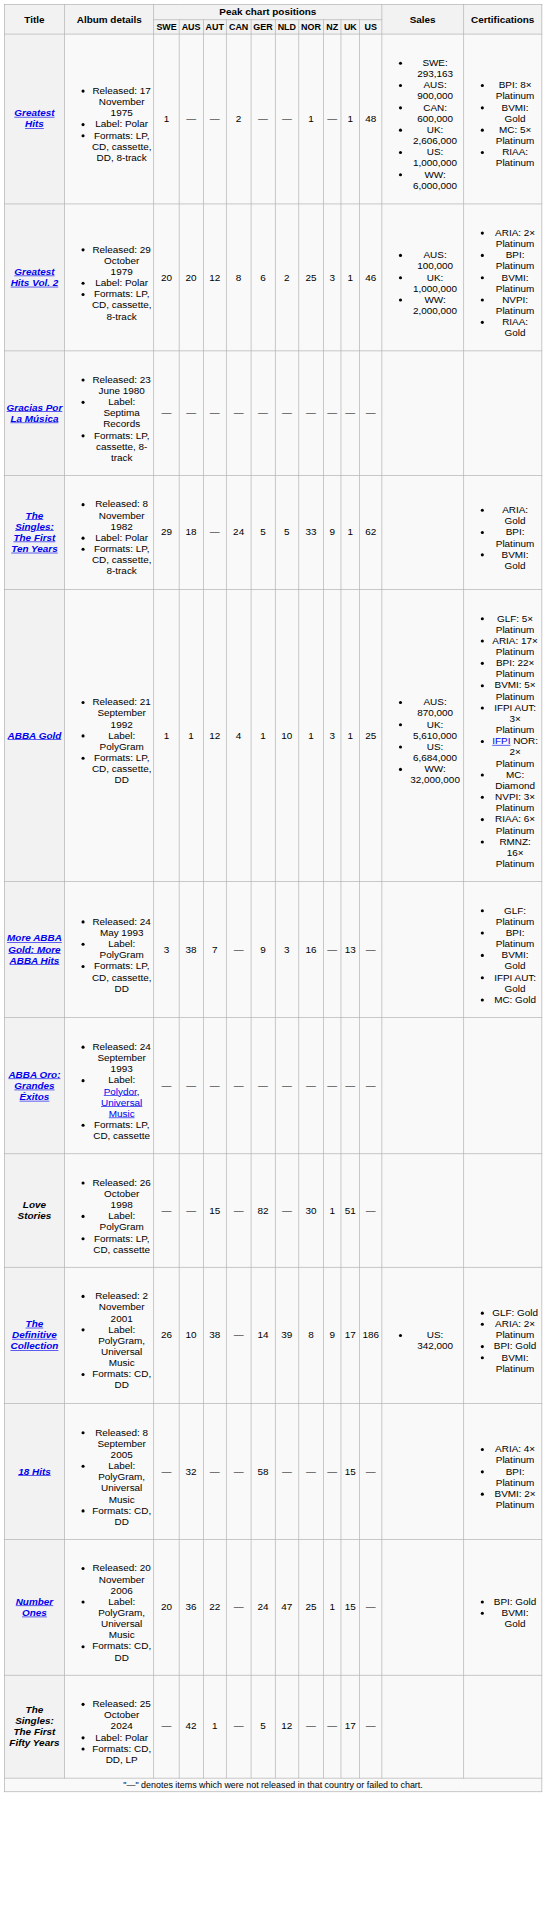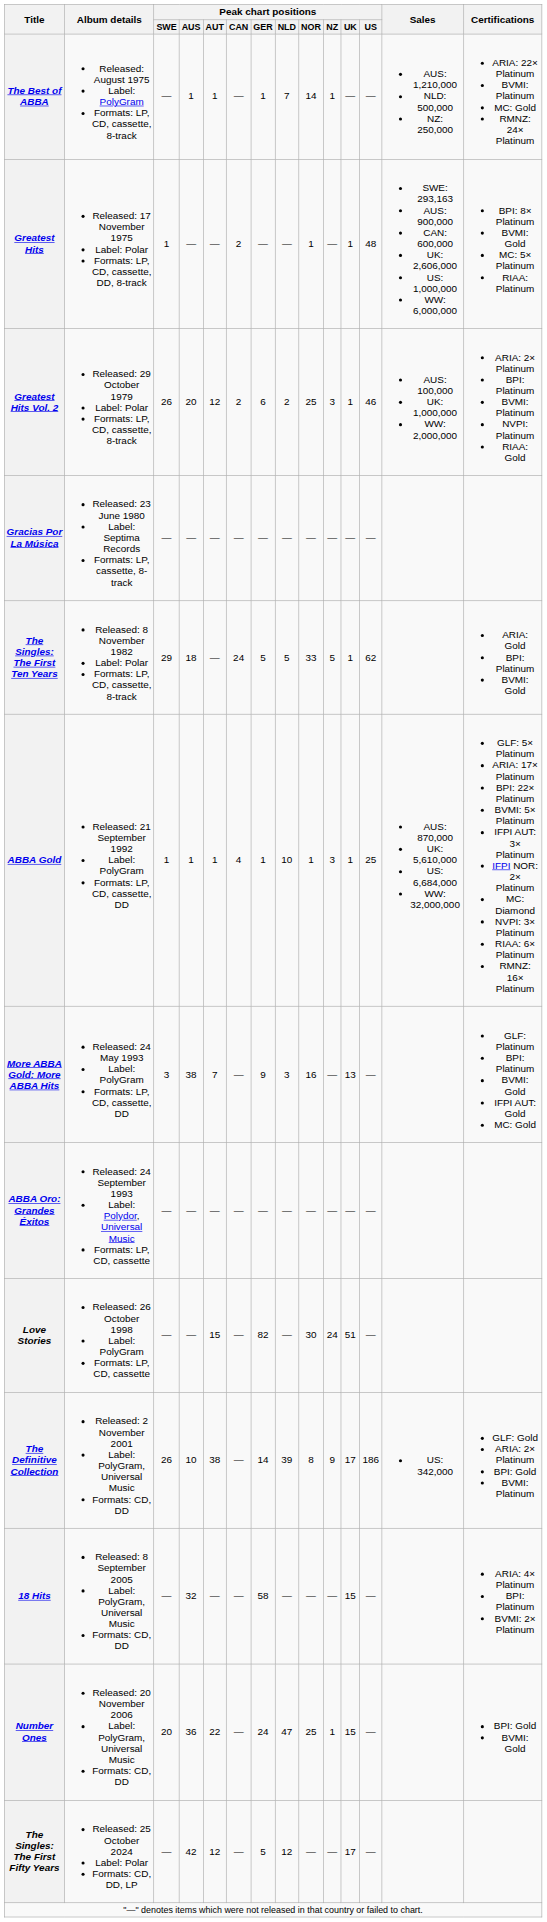+ row: (34, 96)
(167, 277) 20 -> (167, 402) 26
(239, 277) 8 -> (239, 402) 2
(332, 532) 9 -> (332, 657) 5
(215, 735) 12 -> (215, 860) 1
(332, 1210) 1 -> (332, 1335) 24
(215, 1726) 1 -> (215, 1851) 12
